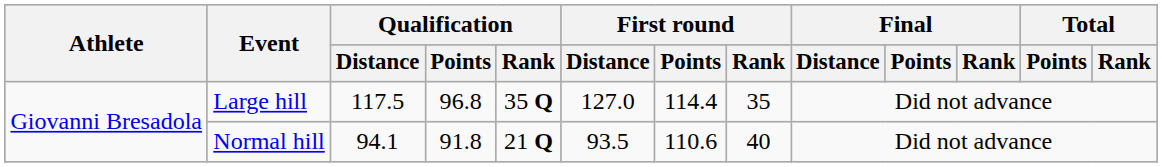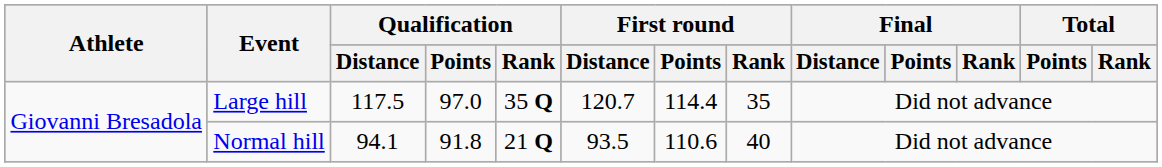(461, 101) 96.8 -> (461, 101) 97.0
(608, 101) 127.0 -> (608, 101) 120.7
